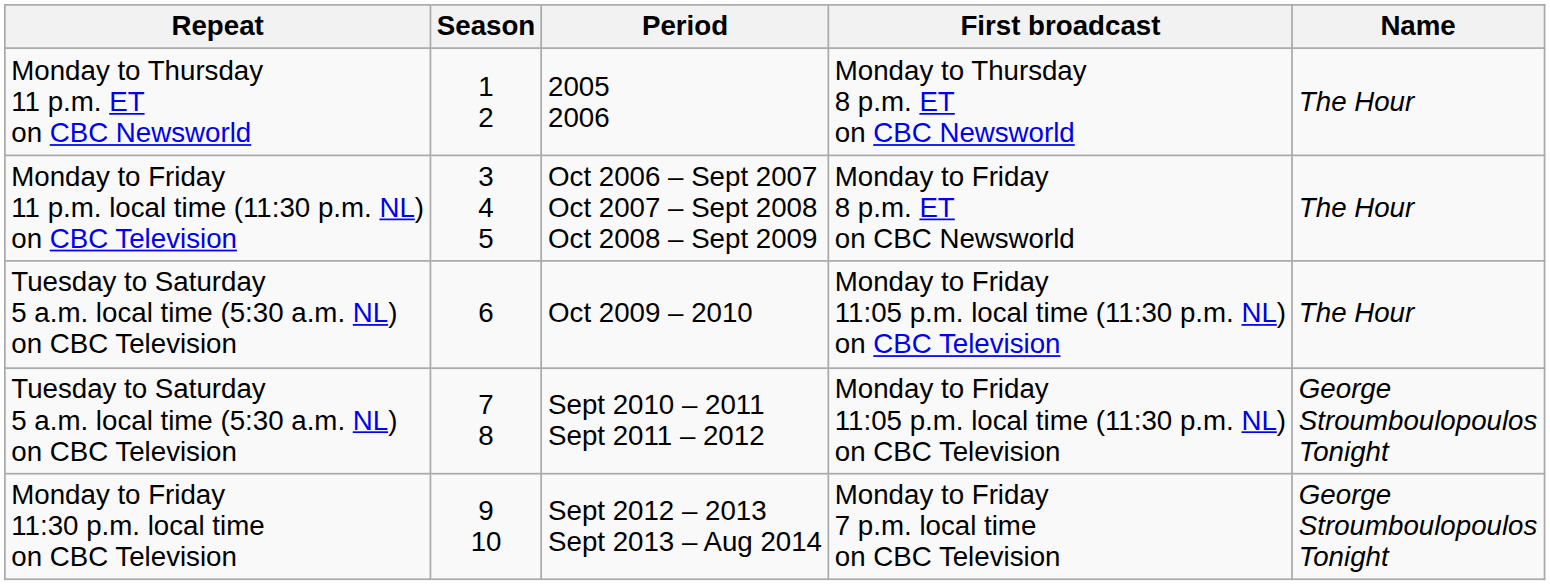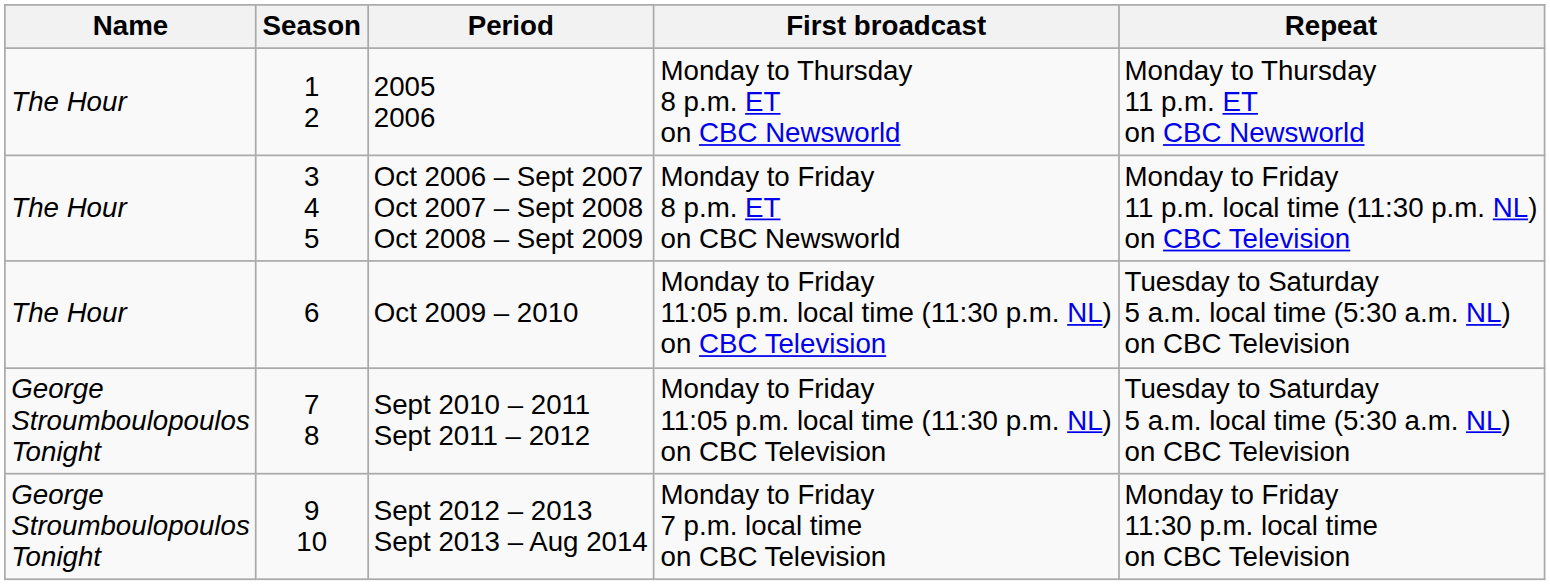columns swapped: (1418, 26) <-> (218, 26)
